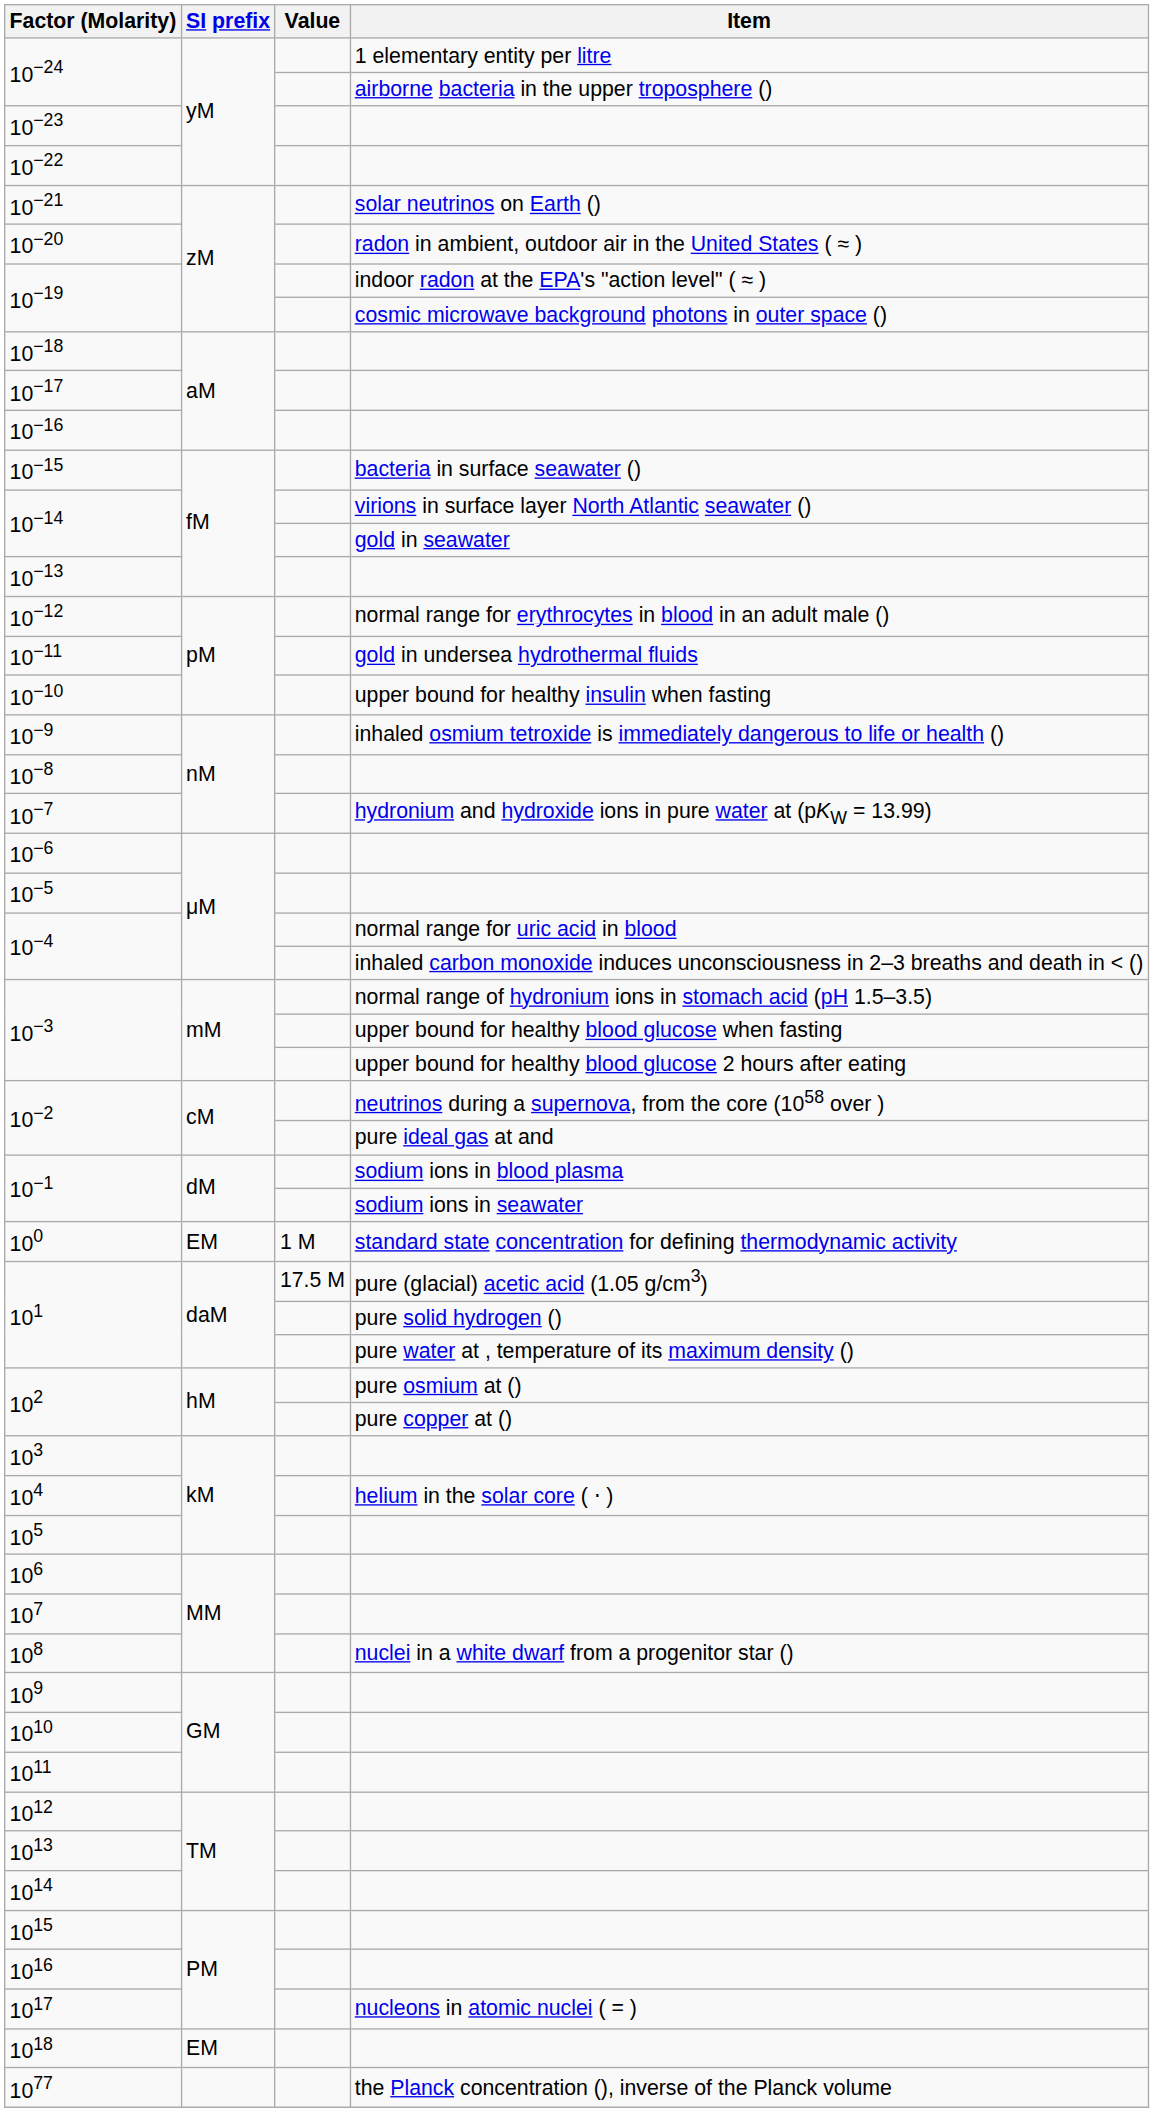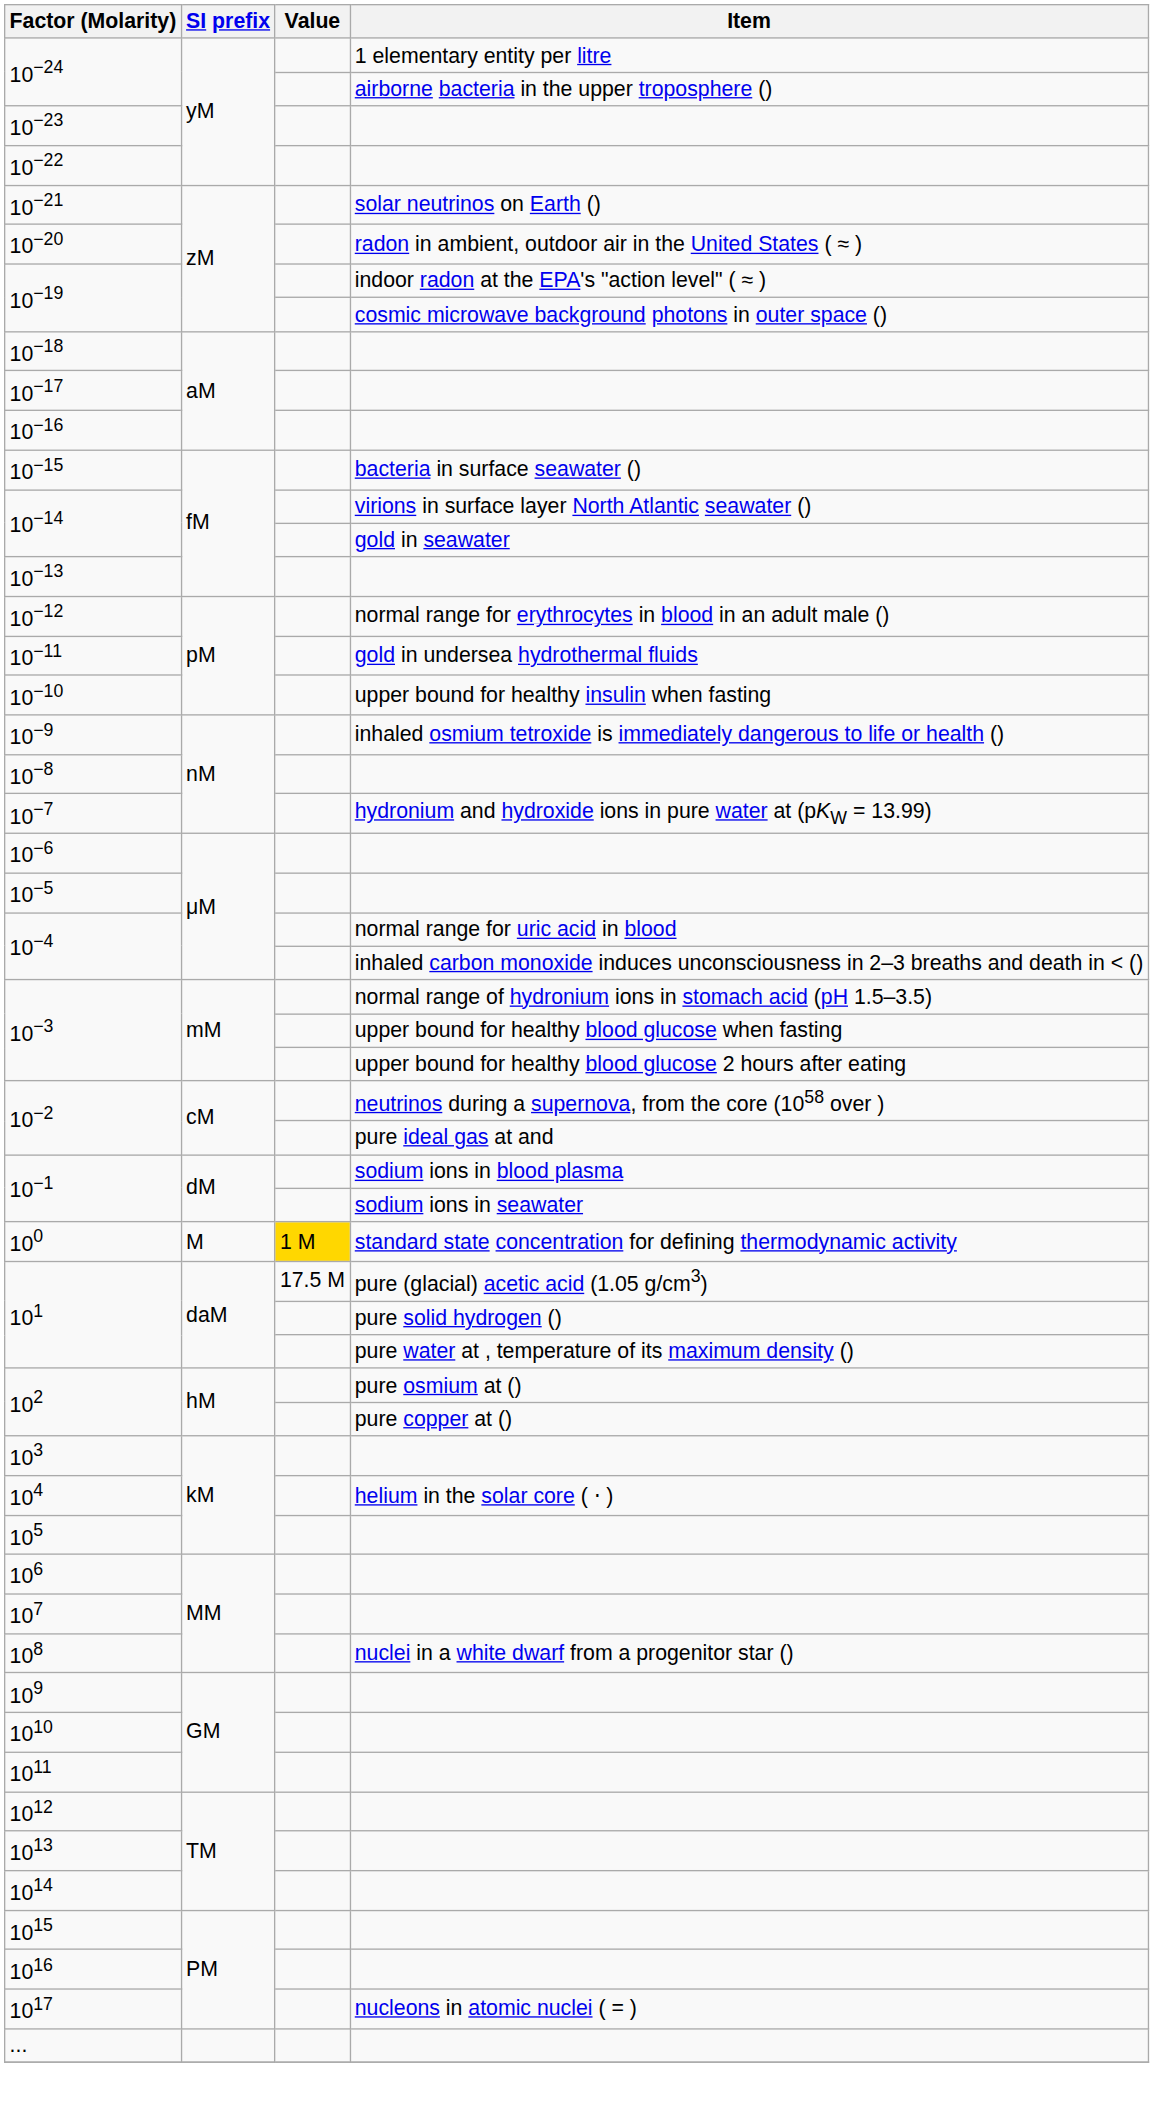(202, 1241) EM -> (195, 1241) M
(298, 1241) no background -> (298, 1241) gold background
- row: (31, 2048)
+ row: (18, 2045)
- row: (31, 2087)
